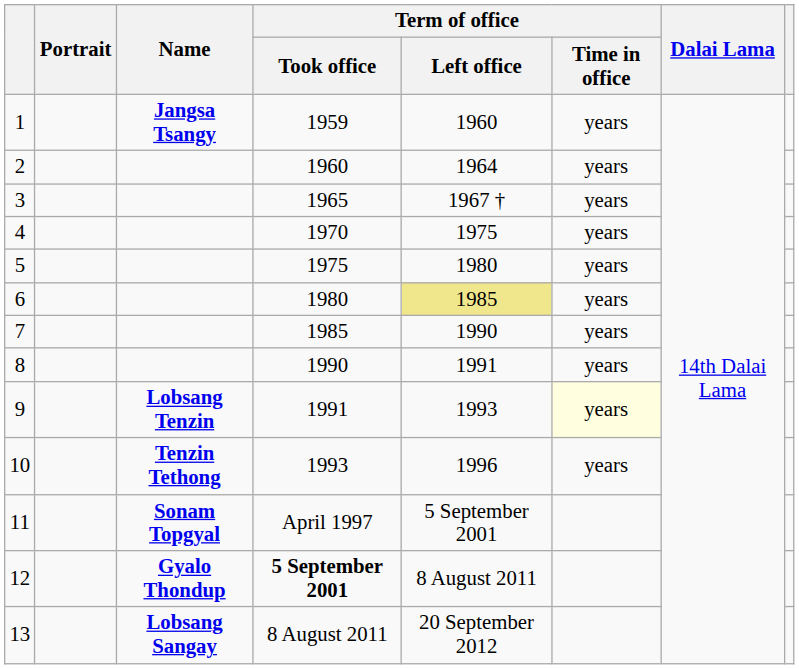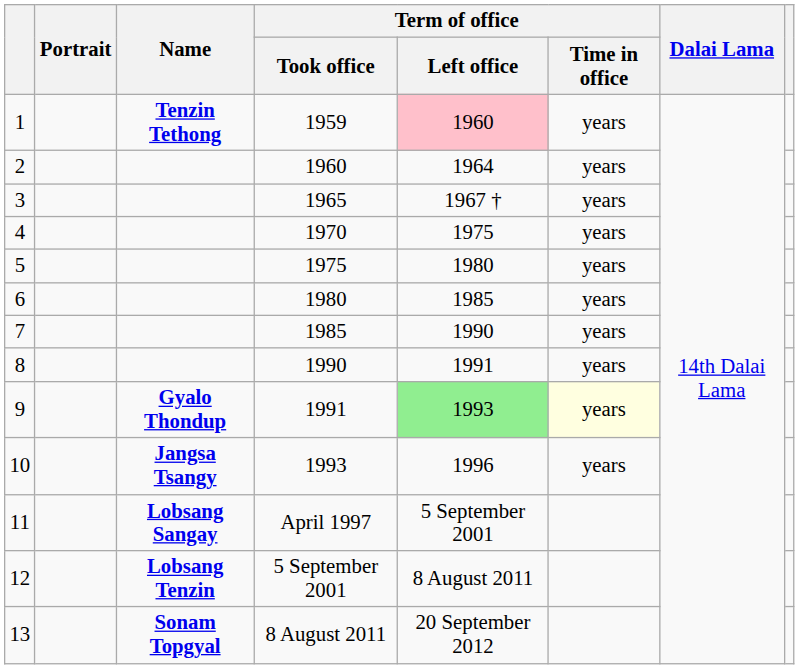(185, 122) Jangsa Tsangy -> (185, 122) Tenzin Tethong
(477, 122) no background -> (473, 122) pink background
(477, 298) khaki background -> (473, 298) no background
(185, 409) Lobsang Tenzin -> (185, 409) Gyalo Thondup
(477, 409) no background -> (473, 409) lightgreen background
(185, 465) Tenzin Tethong -> (185, 465) Jangsa Tsangy
(185, 522) Sonam Topgyal -> (185, 522) Lobsang Sangay
(185, 578) Gyalo Thondup -> (185, 578) Lobsang Tenzin
(327, 578) bold -> (326, 578) normal
(185, 634) Lobsang Sangay -> (185, 634) Sonam Topgyal
